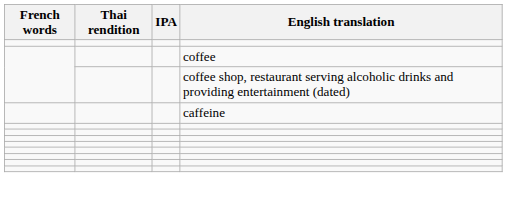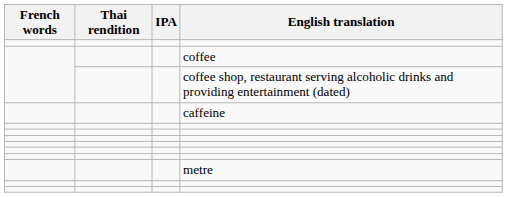+ row: (40, 170)
